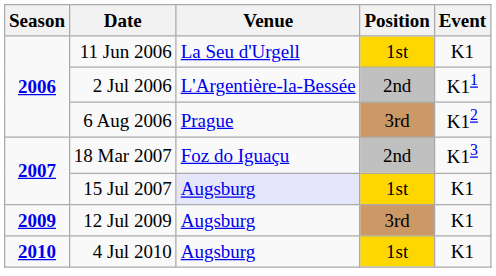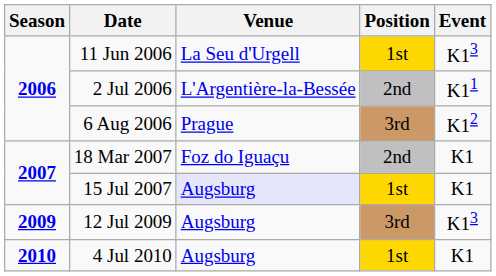(462, 51) K1 -> (462, 53) K13
(462, 155) K13 -> (462, 157) K1
(462, 219) K1 -> (462, 221) K13
